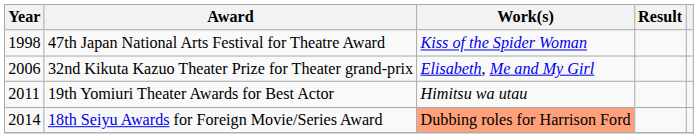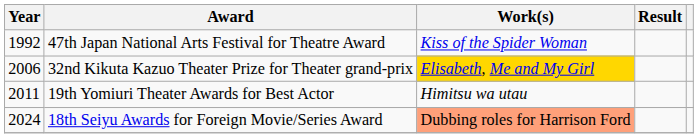(24, 42) 1998 -> (24, 42) 1992
(507, 68) no background -> (507, 68) gold background
(24, 119) 2014 -> (24, 119) 2024
